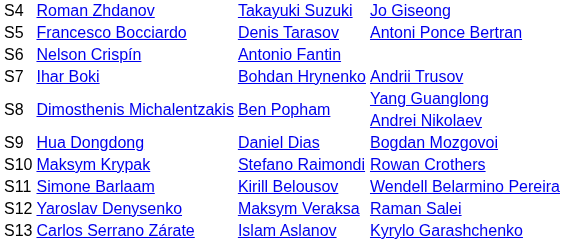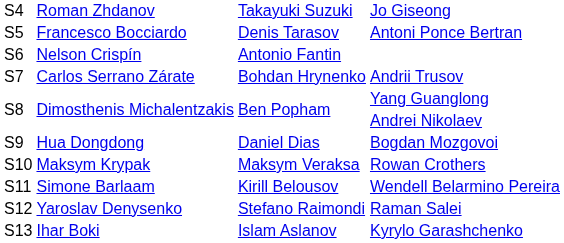(68, 76) Ihar Boki -> (116, 76) Carlos Serrano Zárate
(301, 164) Stefano Raimondi -> (299, 164) Maksym Veraksa
(299, 208) Maksym Veraksa -> (301, 208) Stefano Raimondi
(116, 230) Carlos Serrano Zárate -> (68, 230) Ihar Boki
